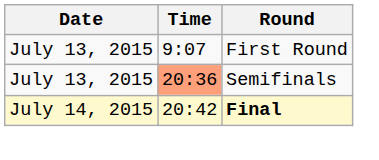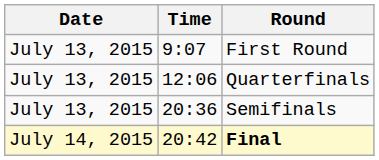+ row: (298, 80)
(190, 80) lightsalmon background -> (190, 110) no background
